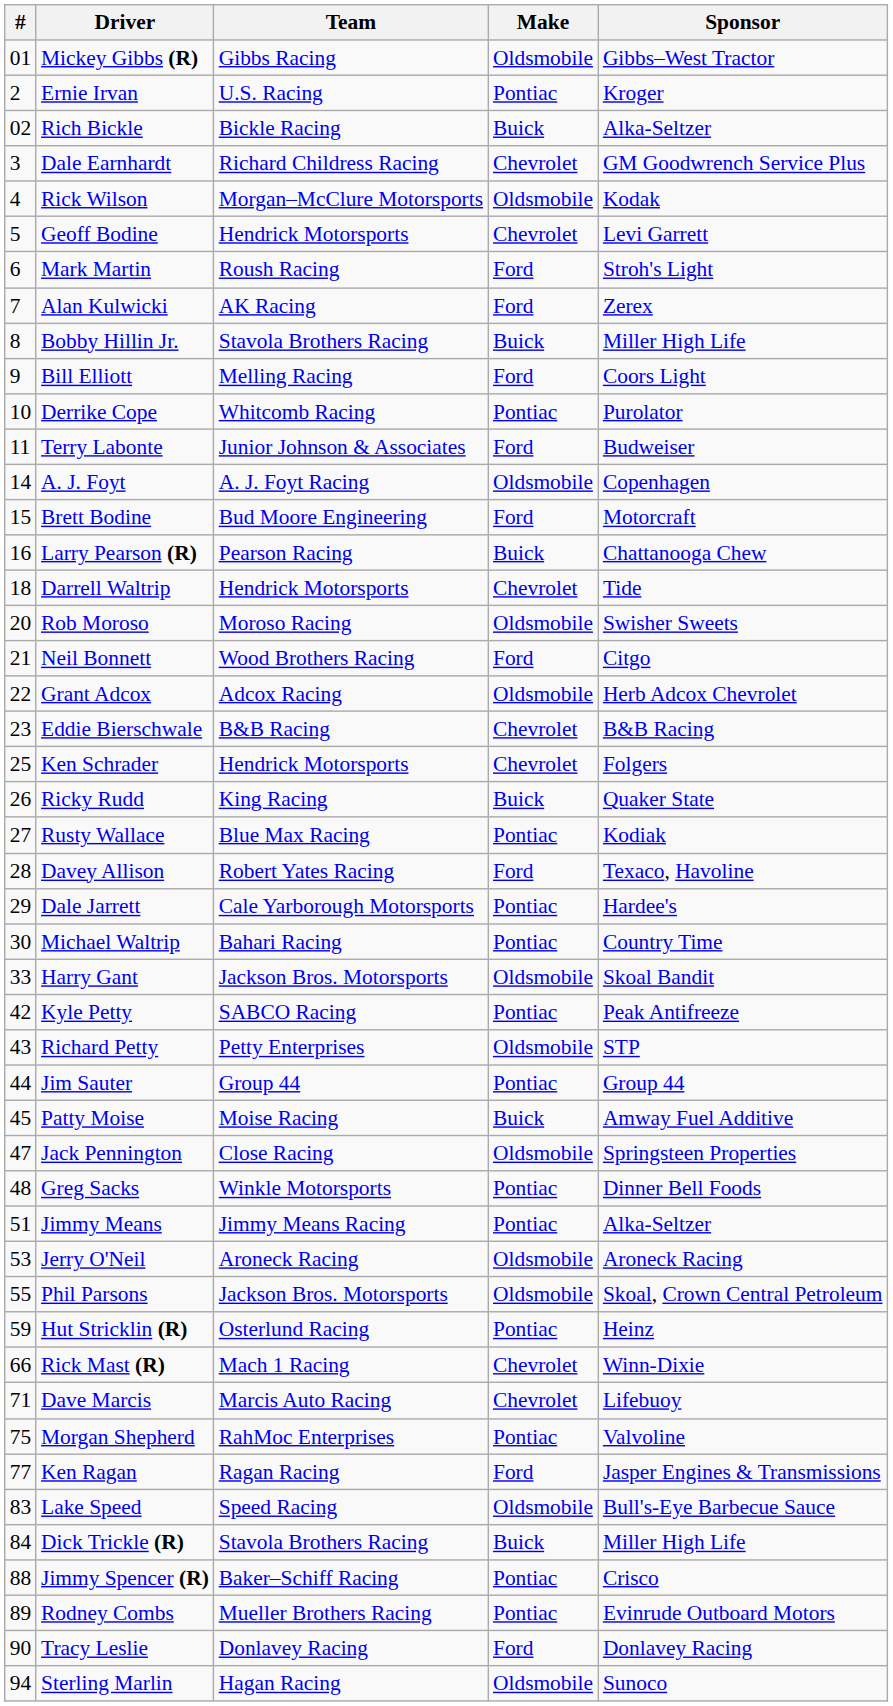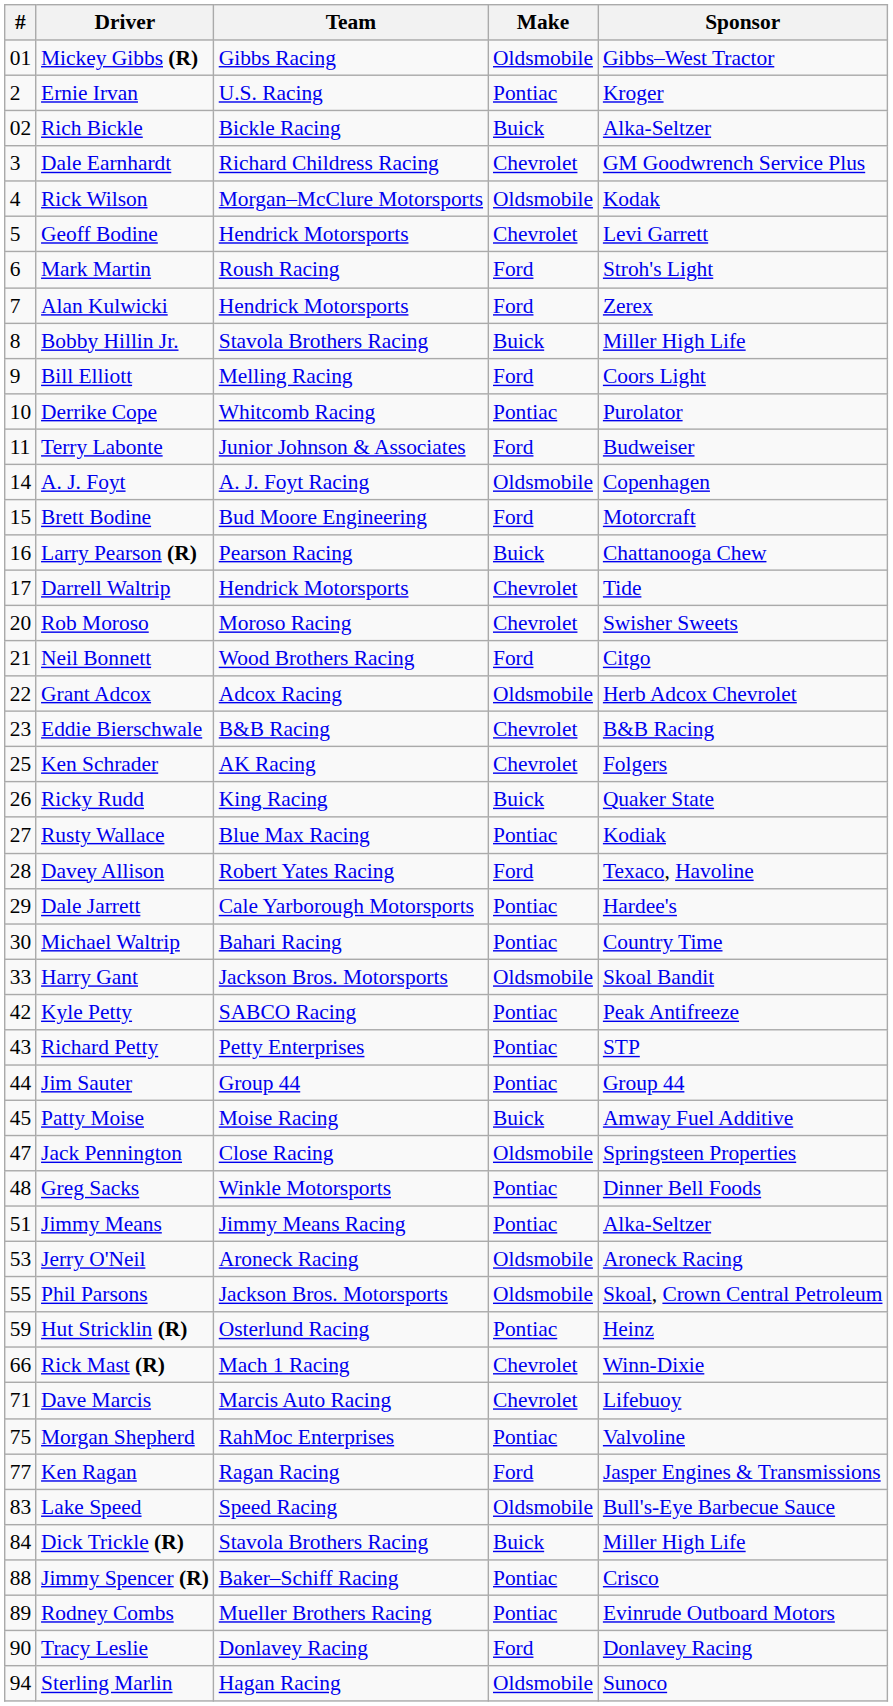(267, 305) AK Racing -> (314, 305) Hendrick Motorsports
(20, 587) 18 -> (20, 587) 17
(543, 623) Oldsmobile -> (535, 623) Chevrolet
(314, 764) Hendrick Motorsports -> (267, 764) AK Racing
(543, 1047) Oldsmobile -> (525, 1047) Pontiac
